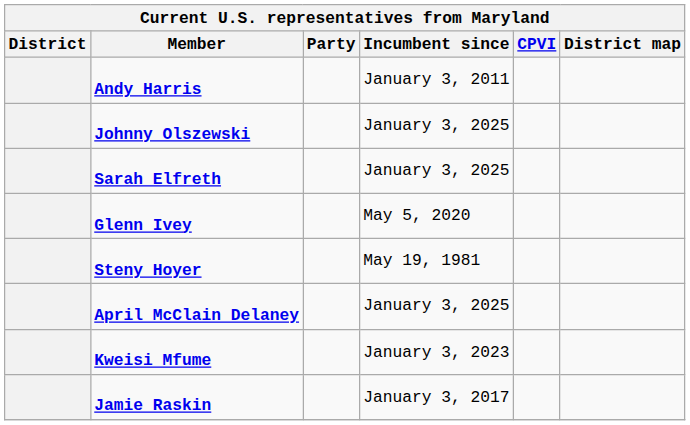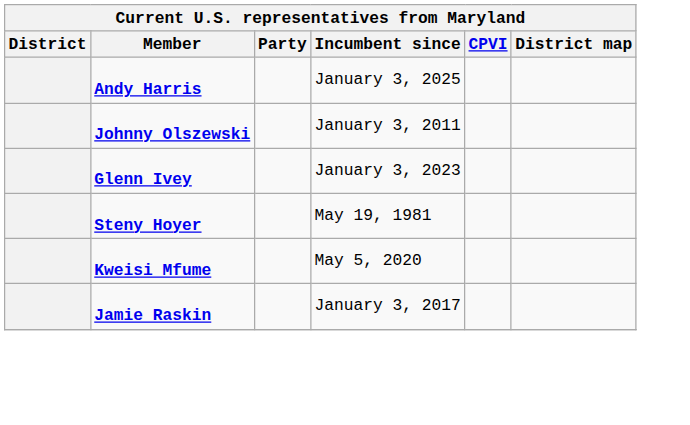(436, 80) January 3, 2011 -> (388, 80) January 3, 2025
(436, 125) January 3, 2025 -> (388, 125) January 3, 2011
- row: (158, 180)
(417, 216) May 5, 2020 -> (388, 171) January 3, 2023
- row: (197, 316)
(436, 352) January 3, 2023 -> (368, 261) May 5, 2020
